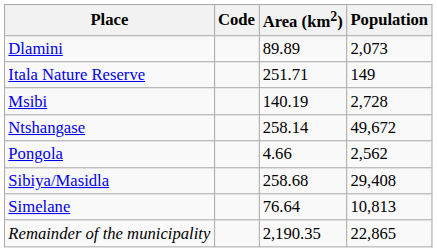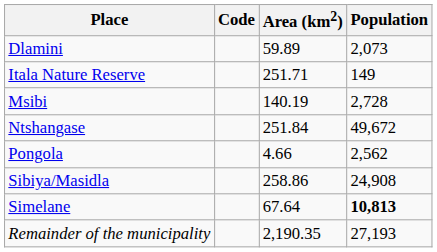(281, 48) 89.89 -> (281, 48) 59.89
(286, 127) 258.14 -> (286, 127) 251.84
(286, 180) 258.68 -> (286, 180) 258.86
(373, 180) 29,408 -> (373, 180) 24,908
(281, 206) 76.64 -> (281, 206) 67.64
(373, 206) normal -> (373, 206) bold
(373, 233) 22,865 -> (373, 233) 27,193
